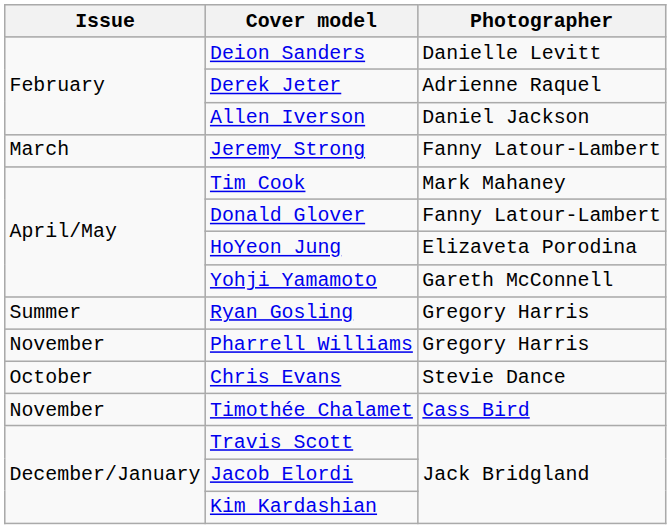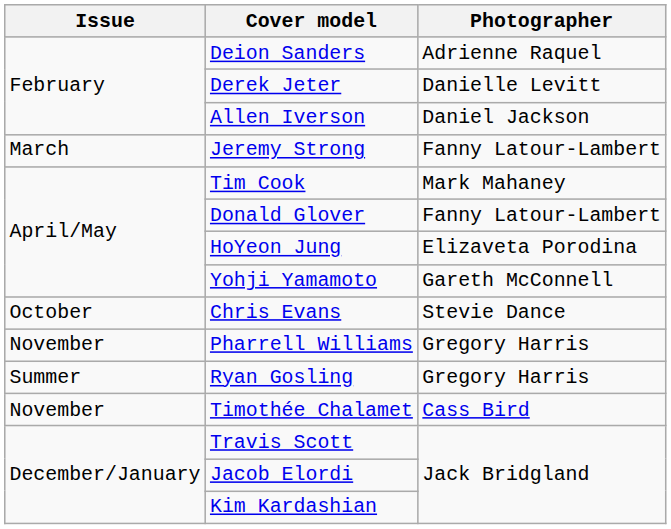(512, 53) Danielle Levitt -> (512, 53) Adrienne Raquel
(512, 86) Adrienne Raquel -> (512, 86) Danielle Levitt
rows swapped: (282, 313) <-> (276, 378)
